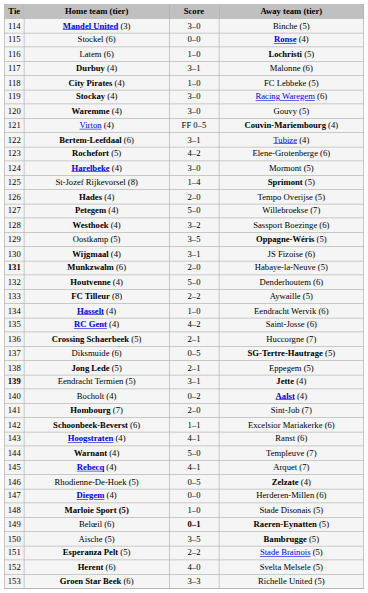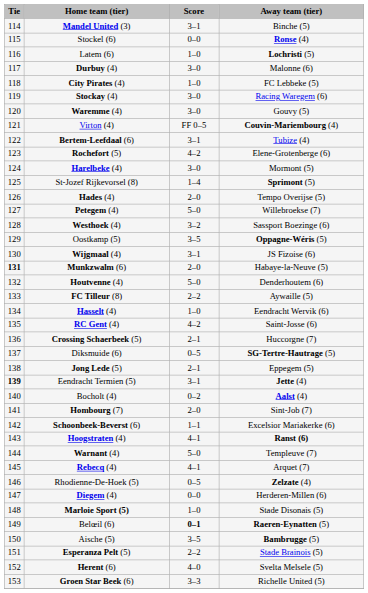(194, 26) 3–0 -> (194, 26) 3–1
(194, 69) 3–1 -> (194, 69) 3–0
(291, 439) normal -> (291, 439) bold
